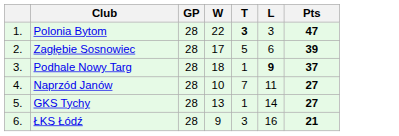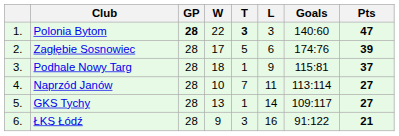+ column: (312, 13)
(191, 31) normal -> (191, 31) bold
(271, 67) bold -> (271, 67) normal
